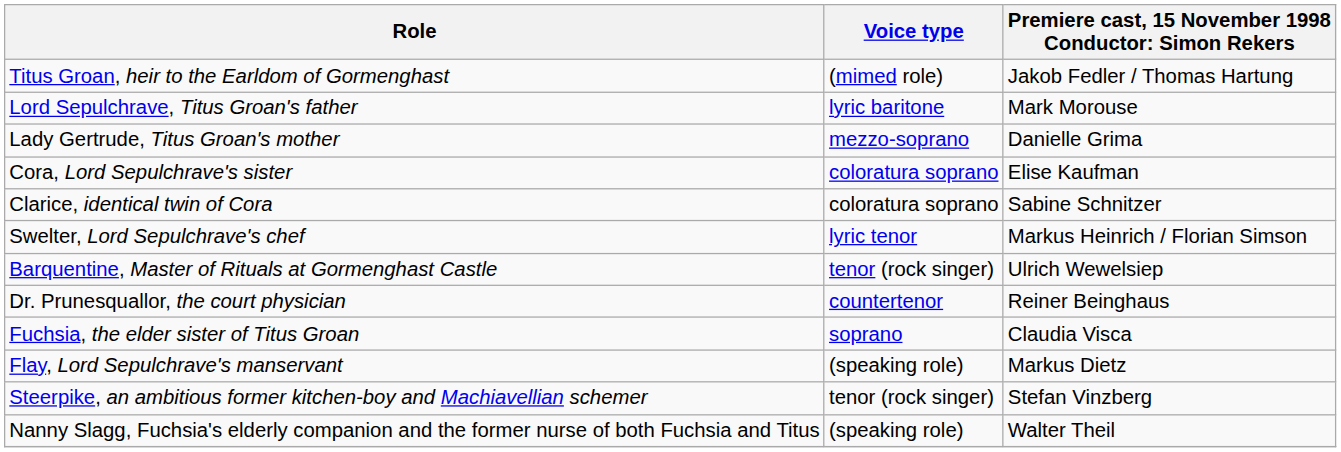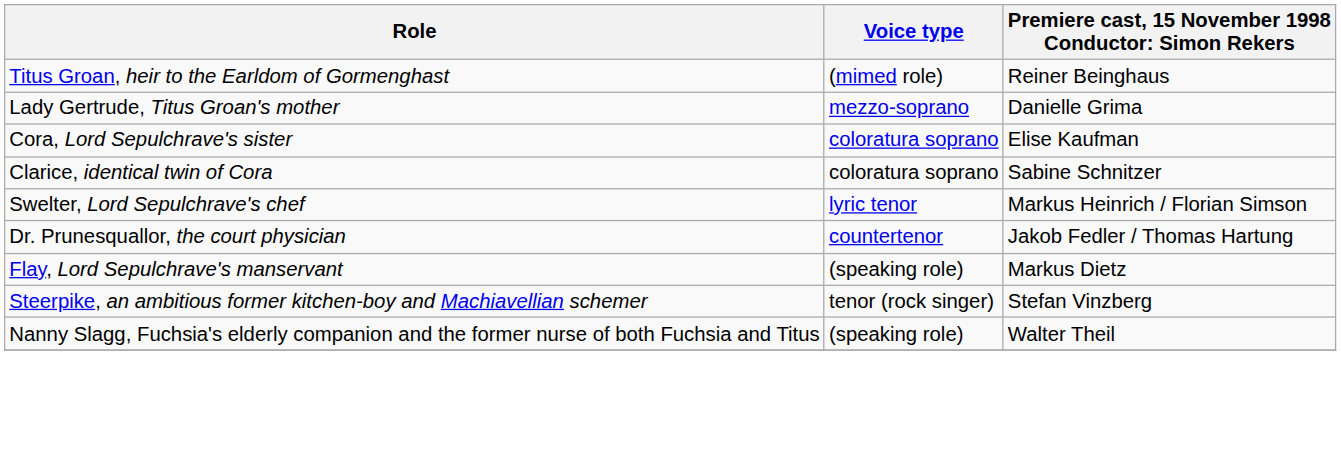(1151, 75) Jakob Fedler / Thomas Hartung -> (1089, 75) Reiner Beinghaus
- row: (183, 107)
- row: (253, 269)
(1089, 301) Reiner Beinghaus -> (1151, 236) Jakob Fedler / Thomas Hartung
- row: (184, 333)
